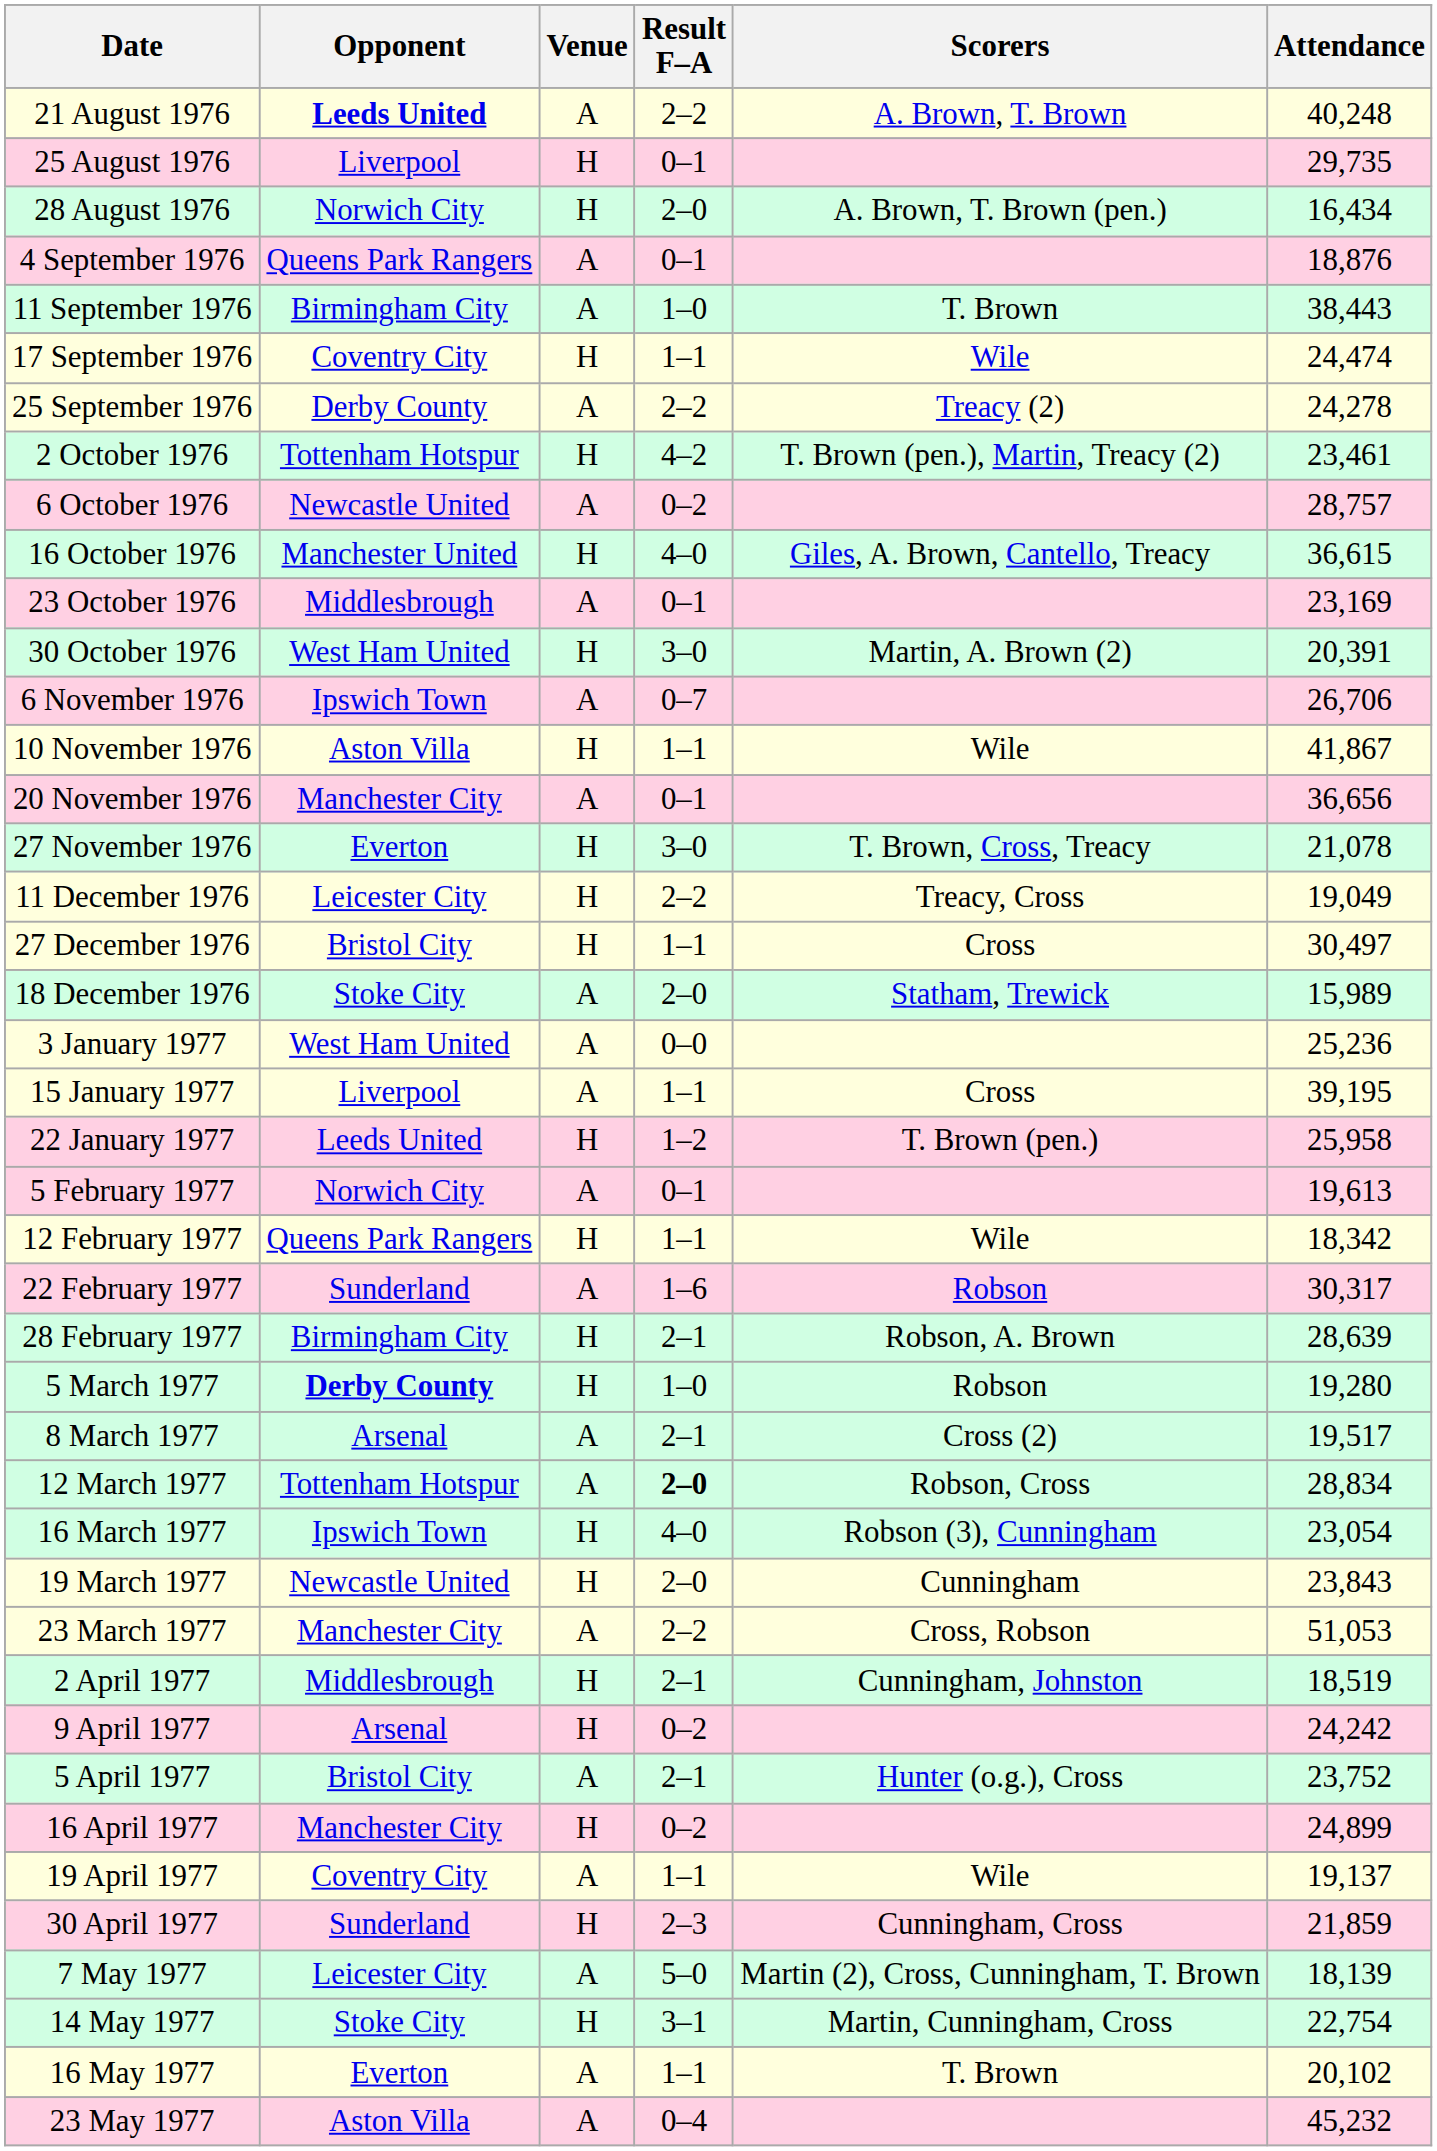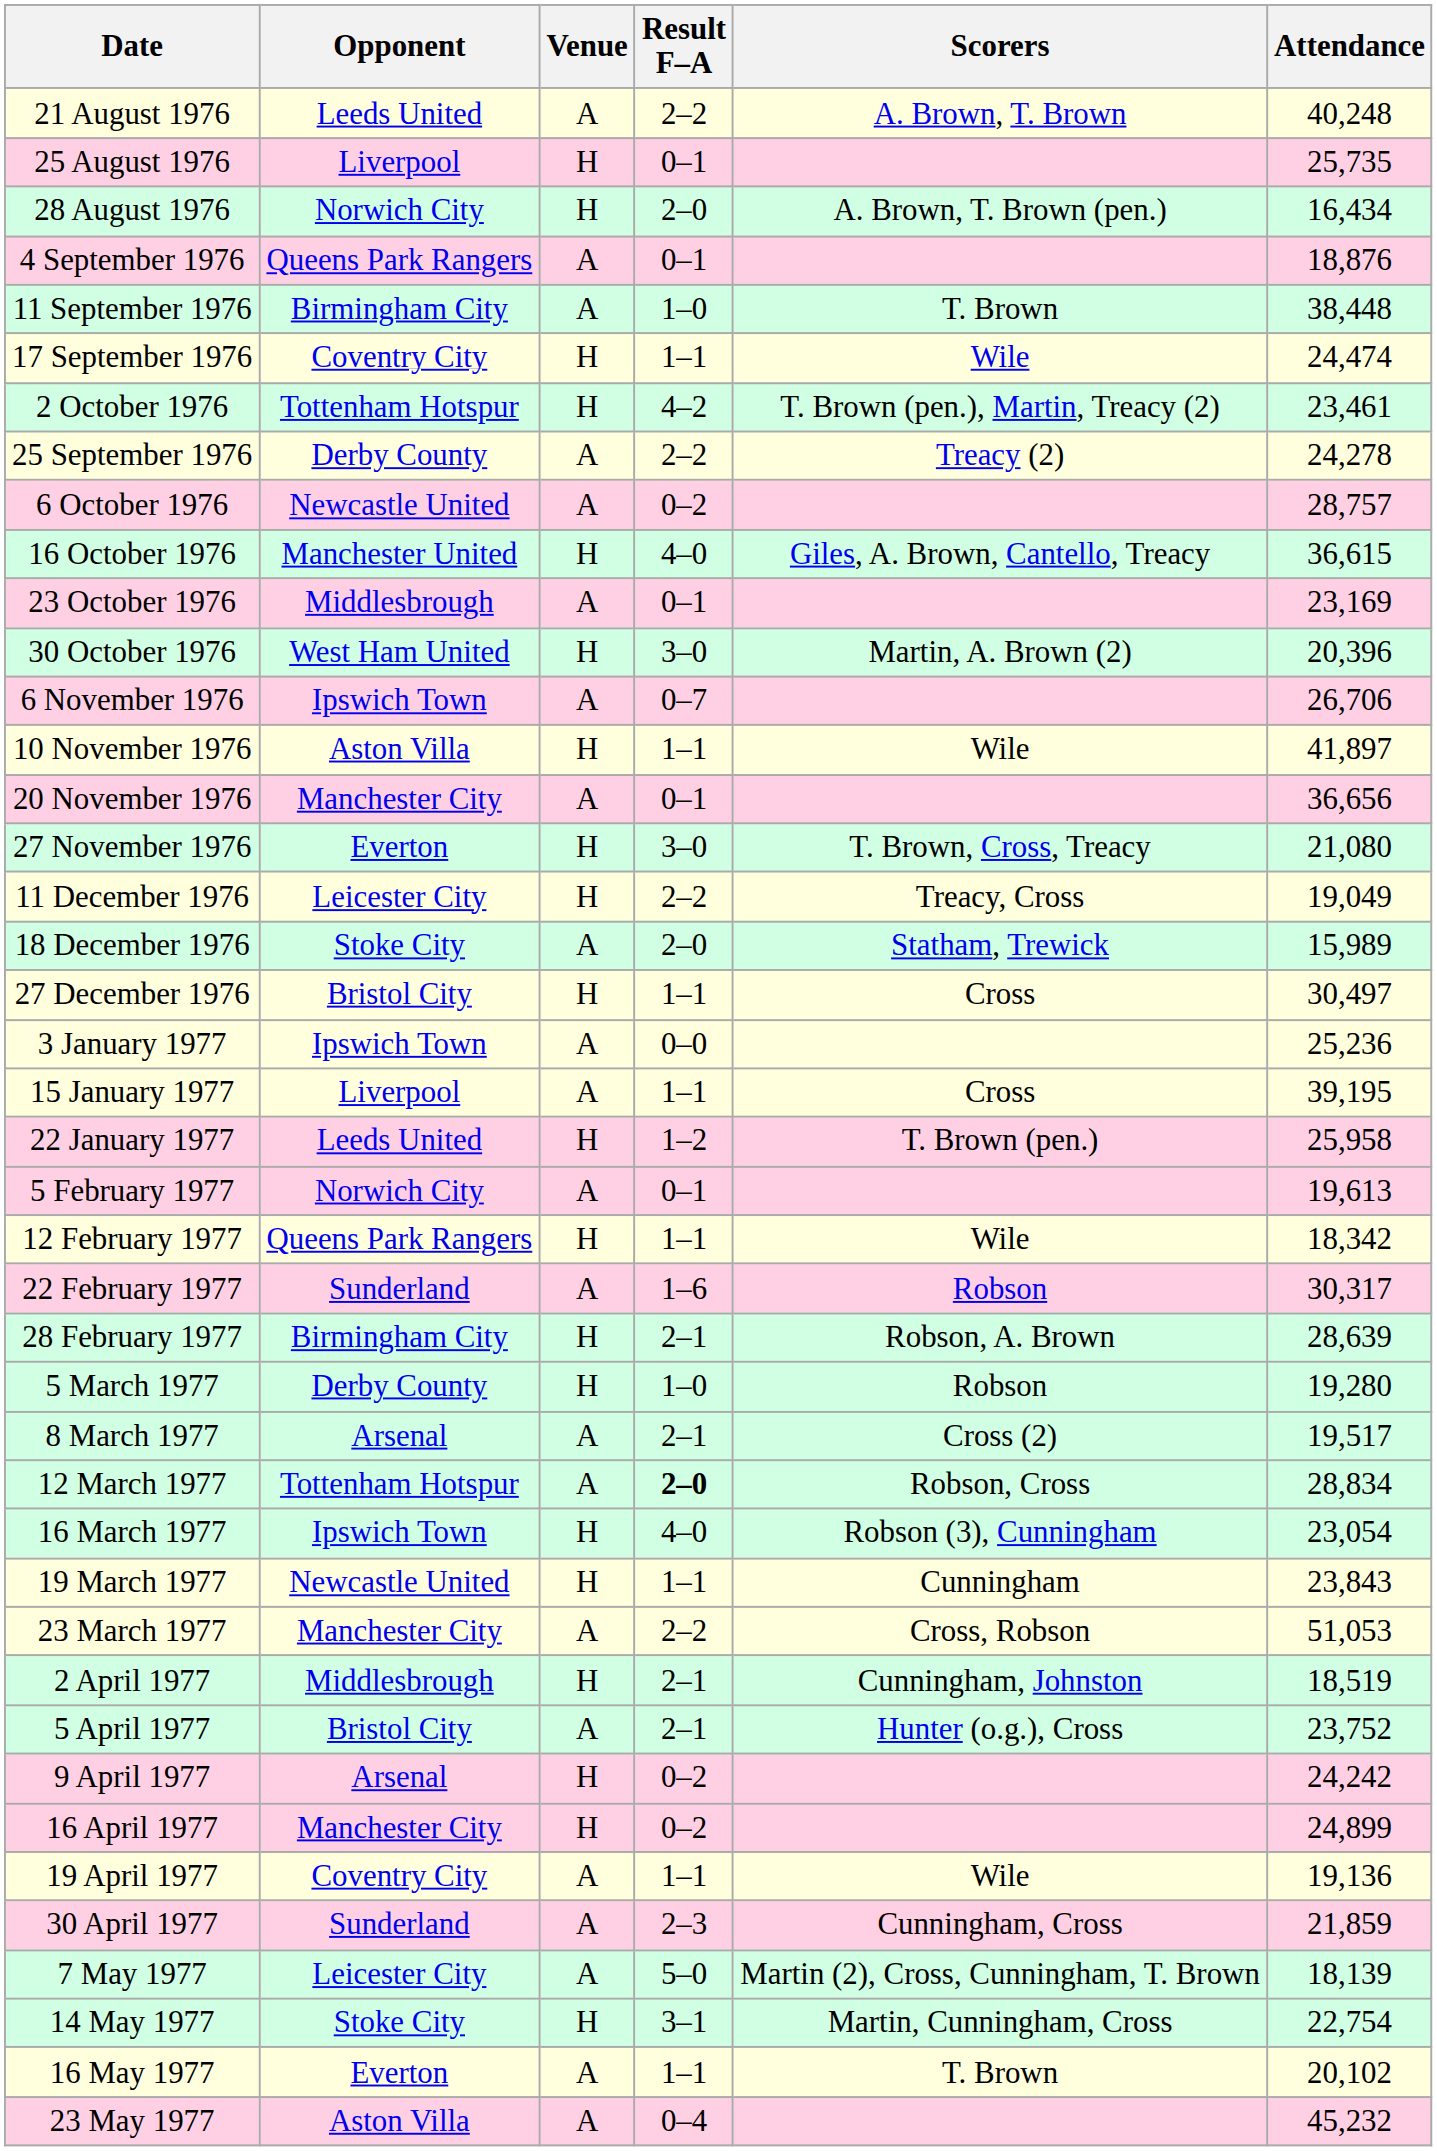(399, 112) bold -> (399, 112) normal
(1350, 161) 29,735 -> (1350, 161) 25,735
(1350, 308) 38,443 -> (1350, 308) 38,448
rows swapped: (132, 406) <-> (132, 455)
(1350, 651) 20,391 -> (1350, 651) 20,396
(1350, 749) 41,867 -> (1350, 749) 41,897
(1350, 847) 21,078 -> (1350, 847) 21,080
rows swapped: (132, 994) <-> (132, 945)
(399, 1043) West Ham United -> (399, 1043) Ipswich Town
(399, 1386) bold -> (399, 1386) normal
(684, 1581) 2–0 -> (684, 1581) 1–1
rows swapped: (132, 1777) <-> (132, 1728)
(1350, 1875) 19,137 -> (1350, 1875) 19,136
(587, 1924) H -> (587, 1924) A
